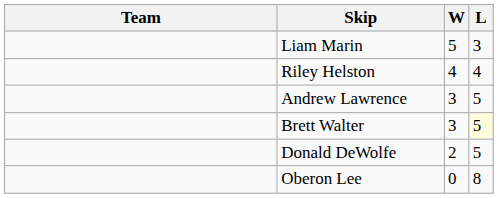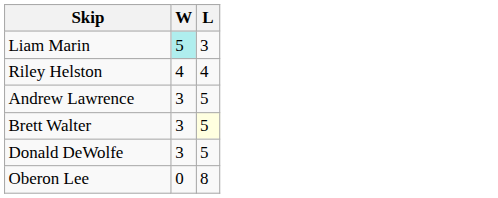- column: (141, 17)
(452, 44) no background -> (179, 44) paleturquoise background
(452, 152) 2 -> (179, 152) 3
